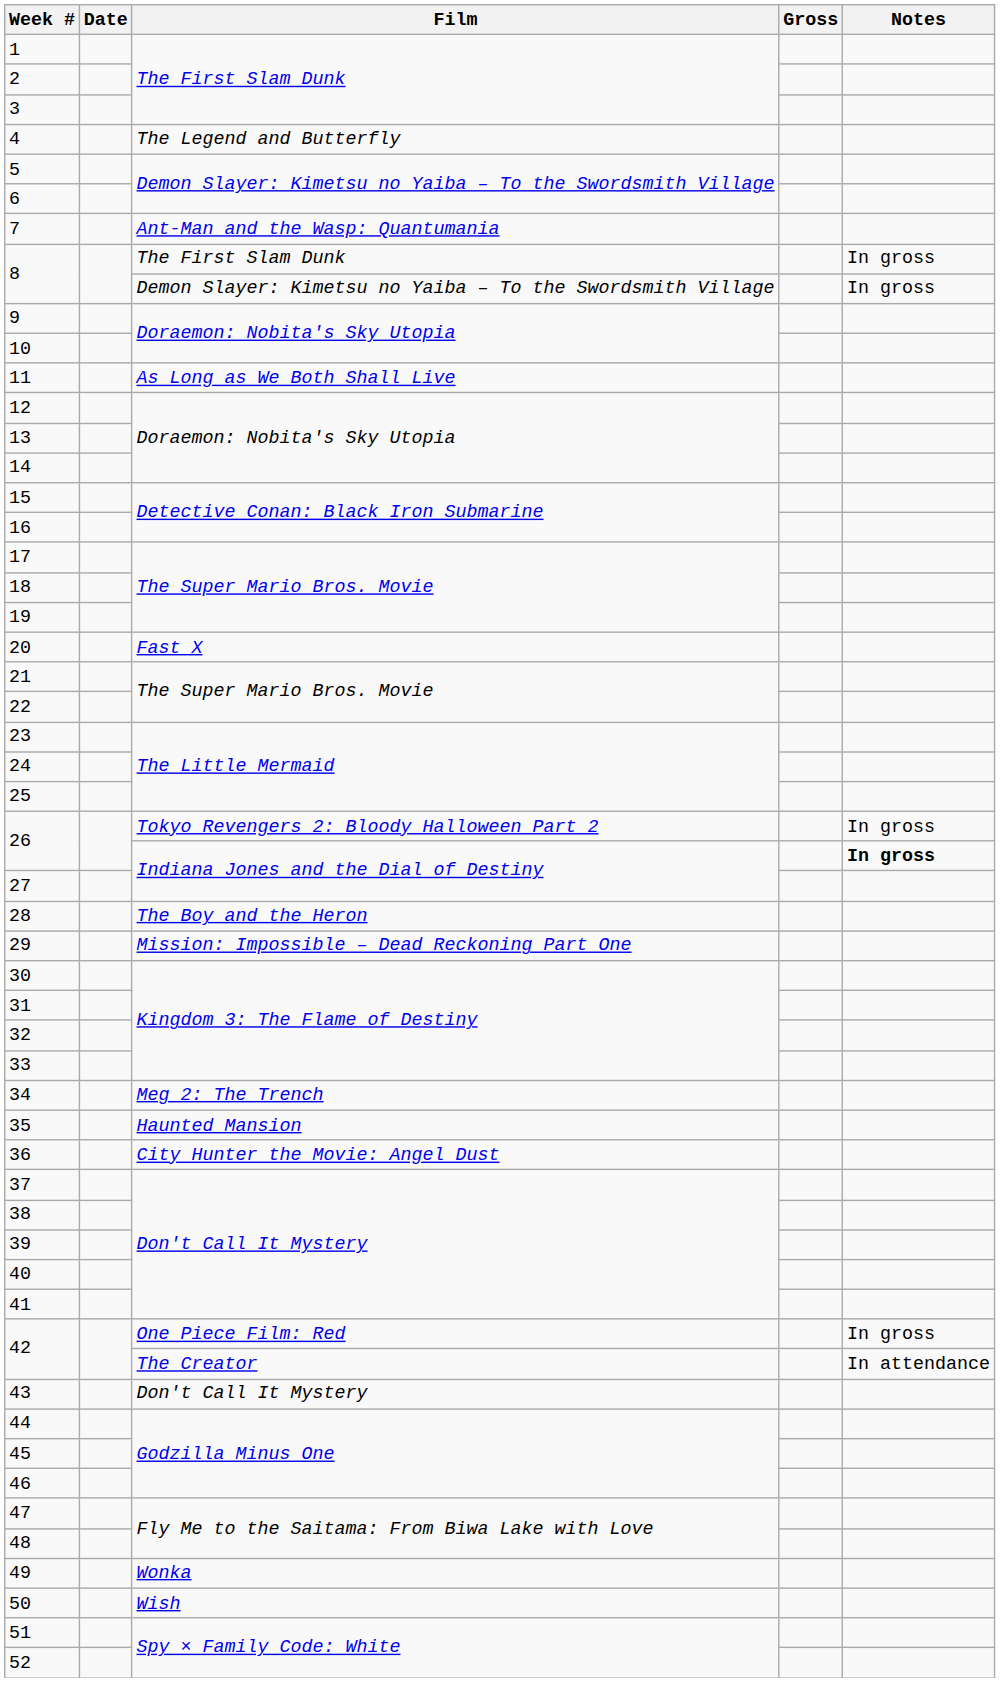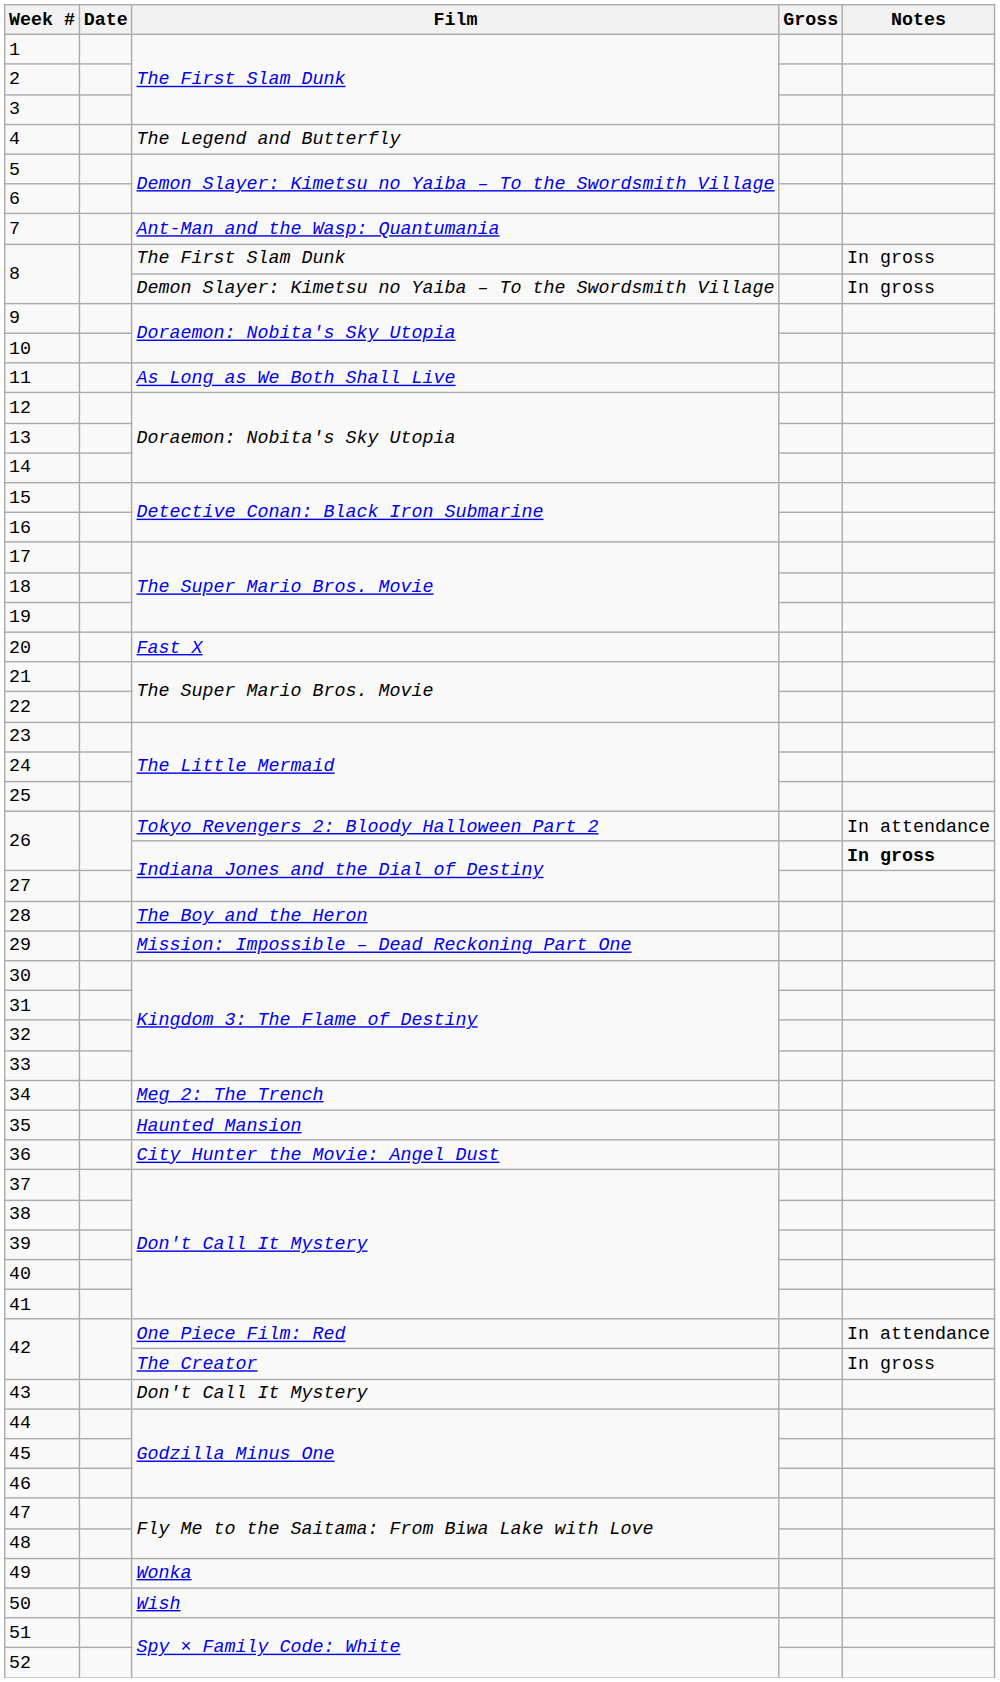(891, 826) In gross -> (919, 826) In attendance
(891, 1334) In gross -> (919, 1334) In attendance
(919, 1364) In attendance -> (891, 1364) In gross
